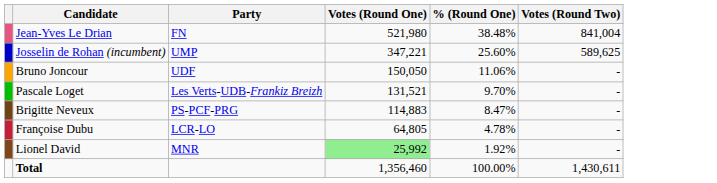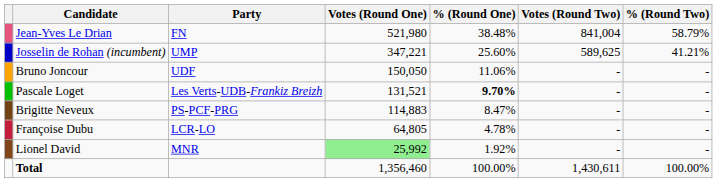+ column: (668, 14)
(500, 91) normal -> (499, 91) bold
